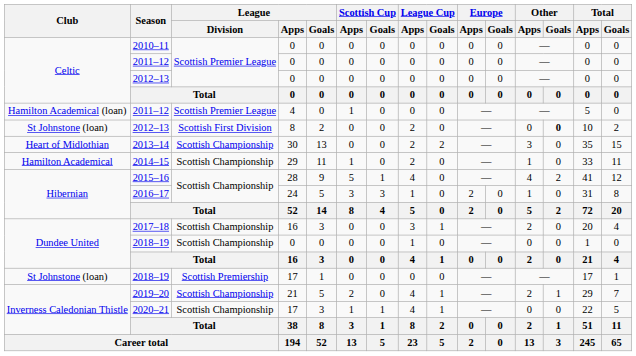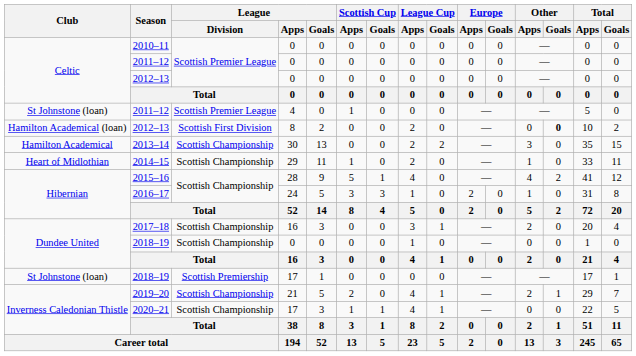(67, 111) Hamilton Academical (loan) -> (67, 111) St Johnstone (loan)
(67, 128) St Johnstone (loan) -> (67, 128) Hamilton Academical (loan)
(67, 144) Heart of Midlothian -> (67, 144) Hamilton Academical
(67, 161) Hamilton Academical -> (67, 161) Heart of Midlothian
